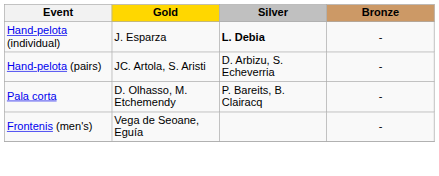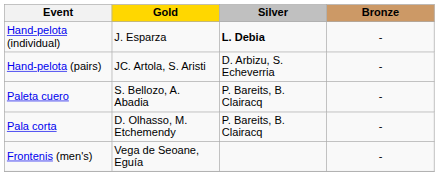+ row: (38, 96)
